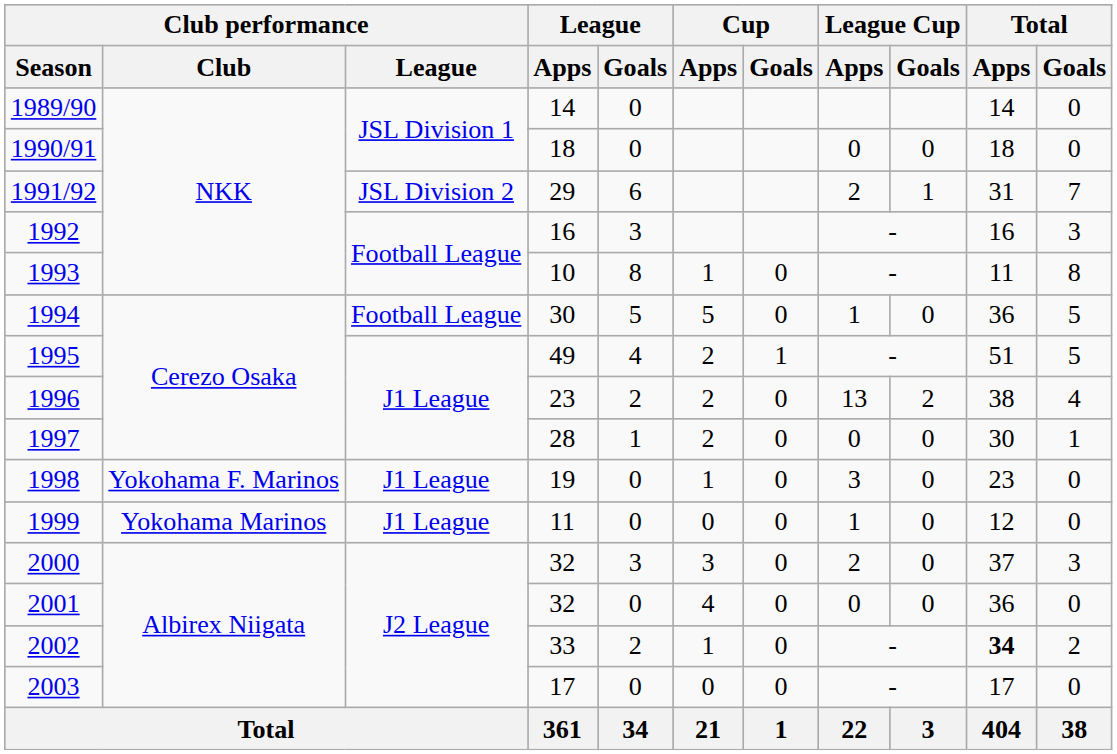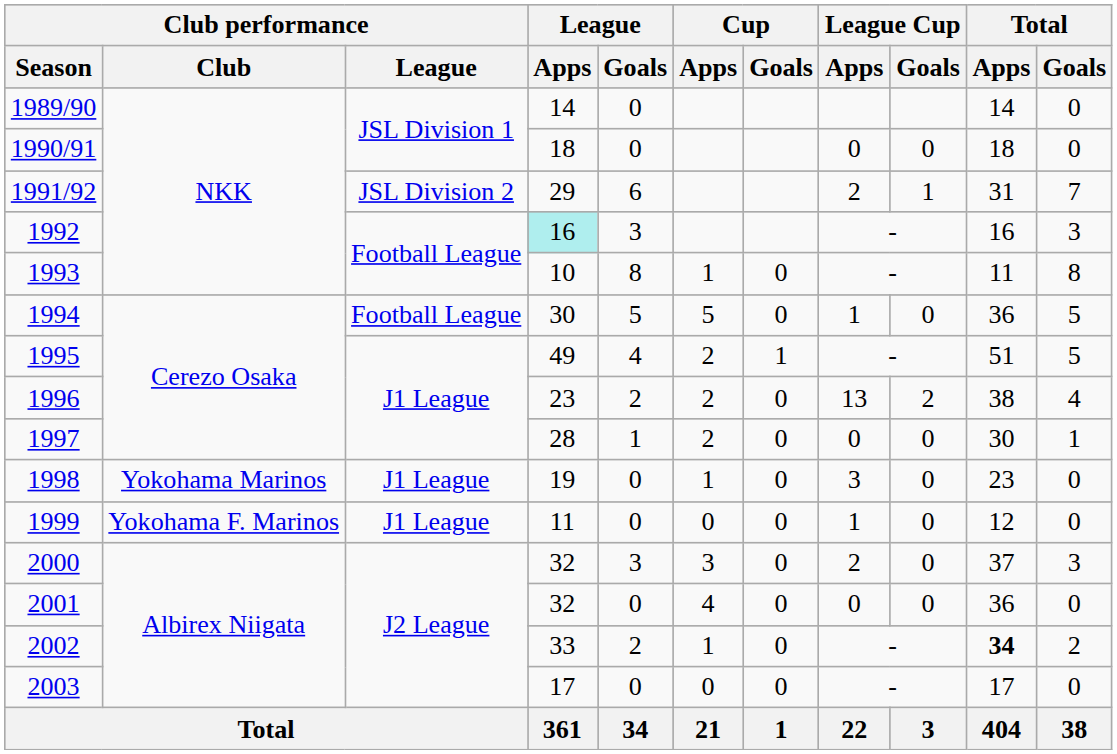(562, 231) no background -> (562, 231) paleturquoise background
(224, 480) Yokohama F. Marinos -> (224, 480) Yokohama Marinos
(224, 521) Yokohama Marinos -> (224, 521) Yokohama F. Marinos
